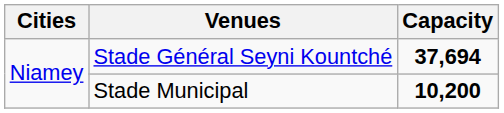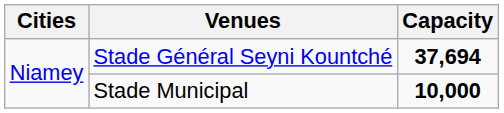(448, 90) 10,200 -> (448, 90) 10,000
